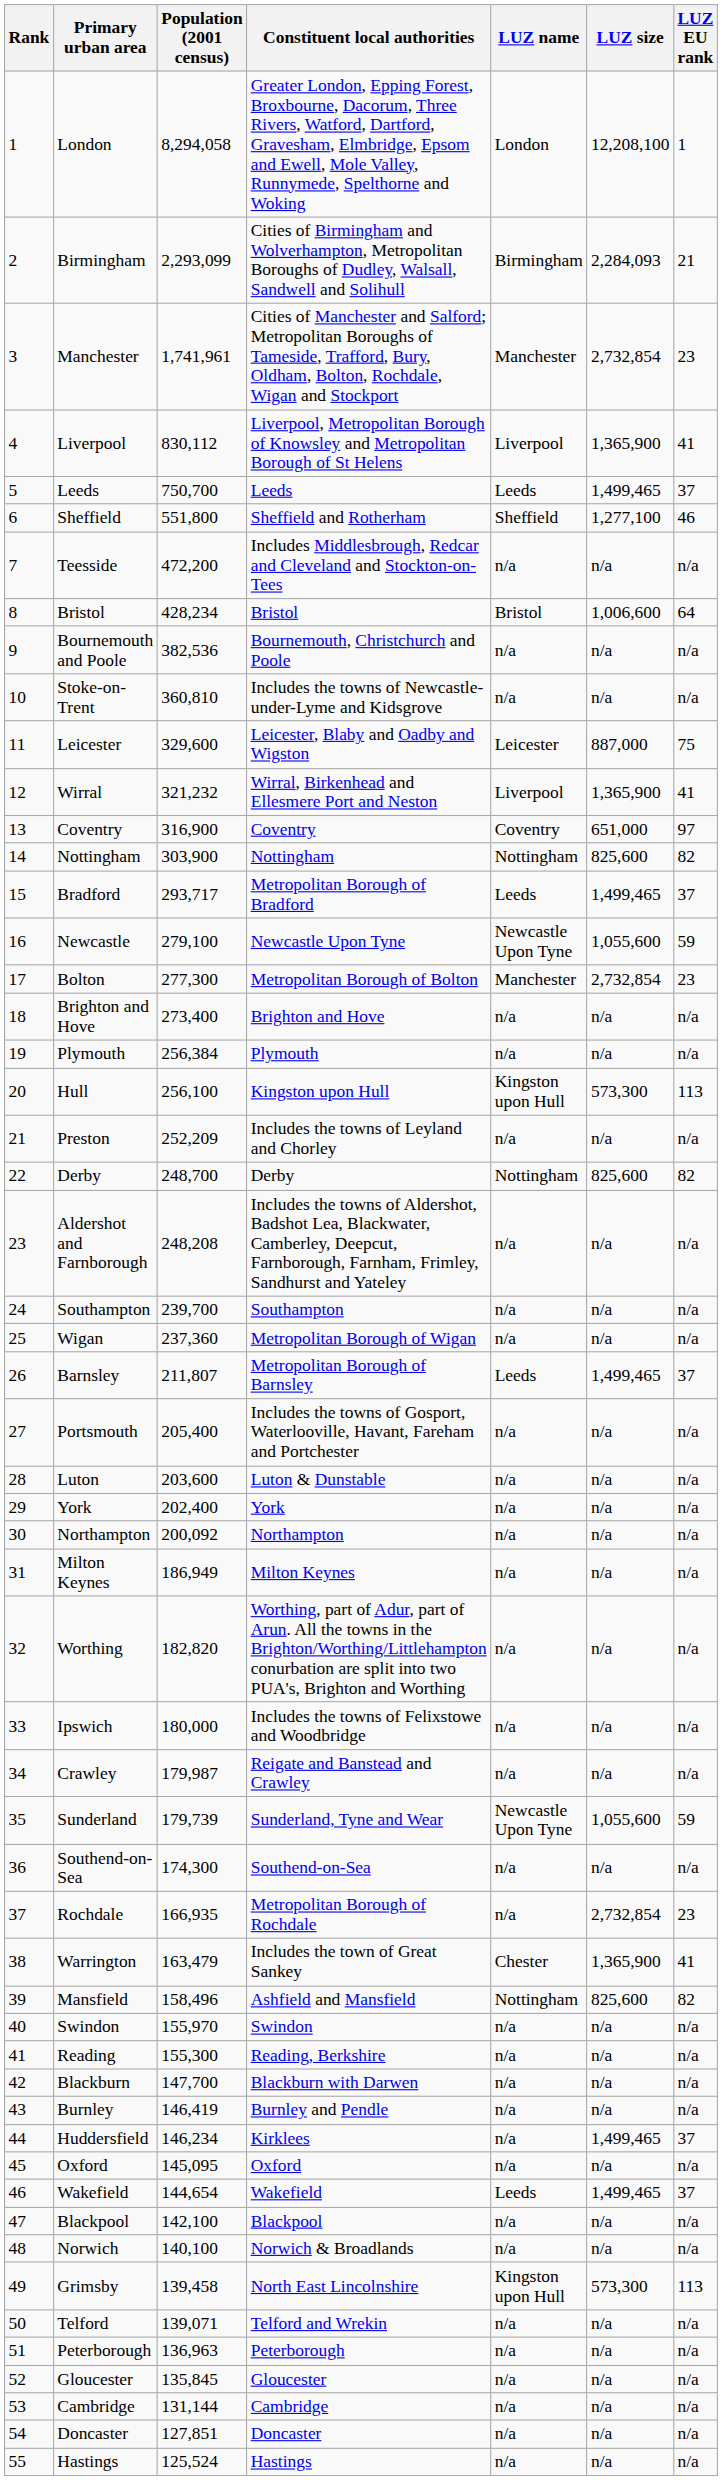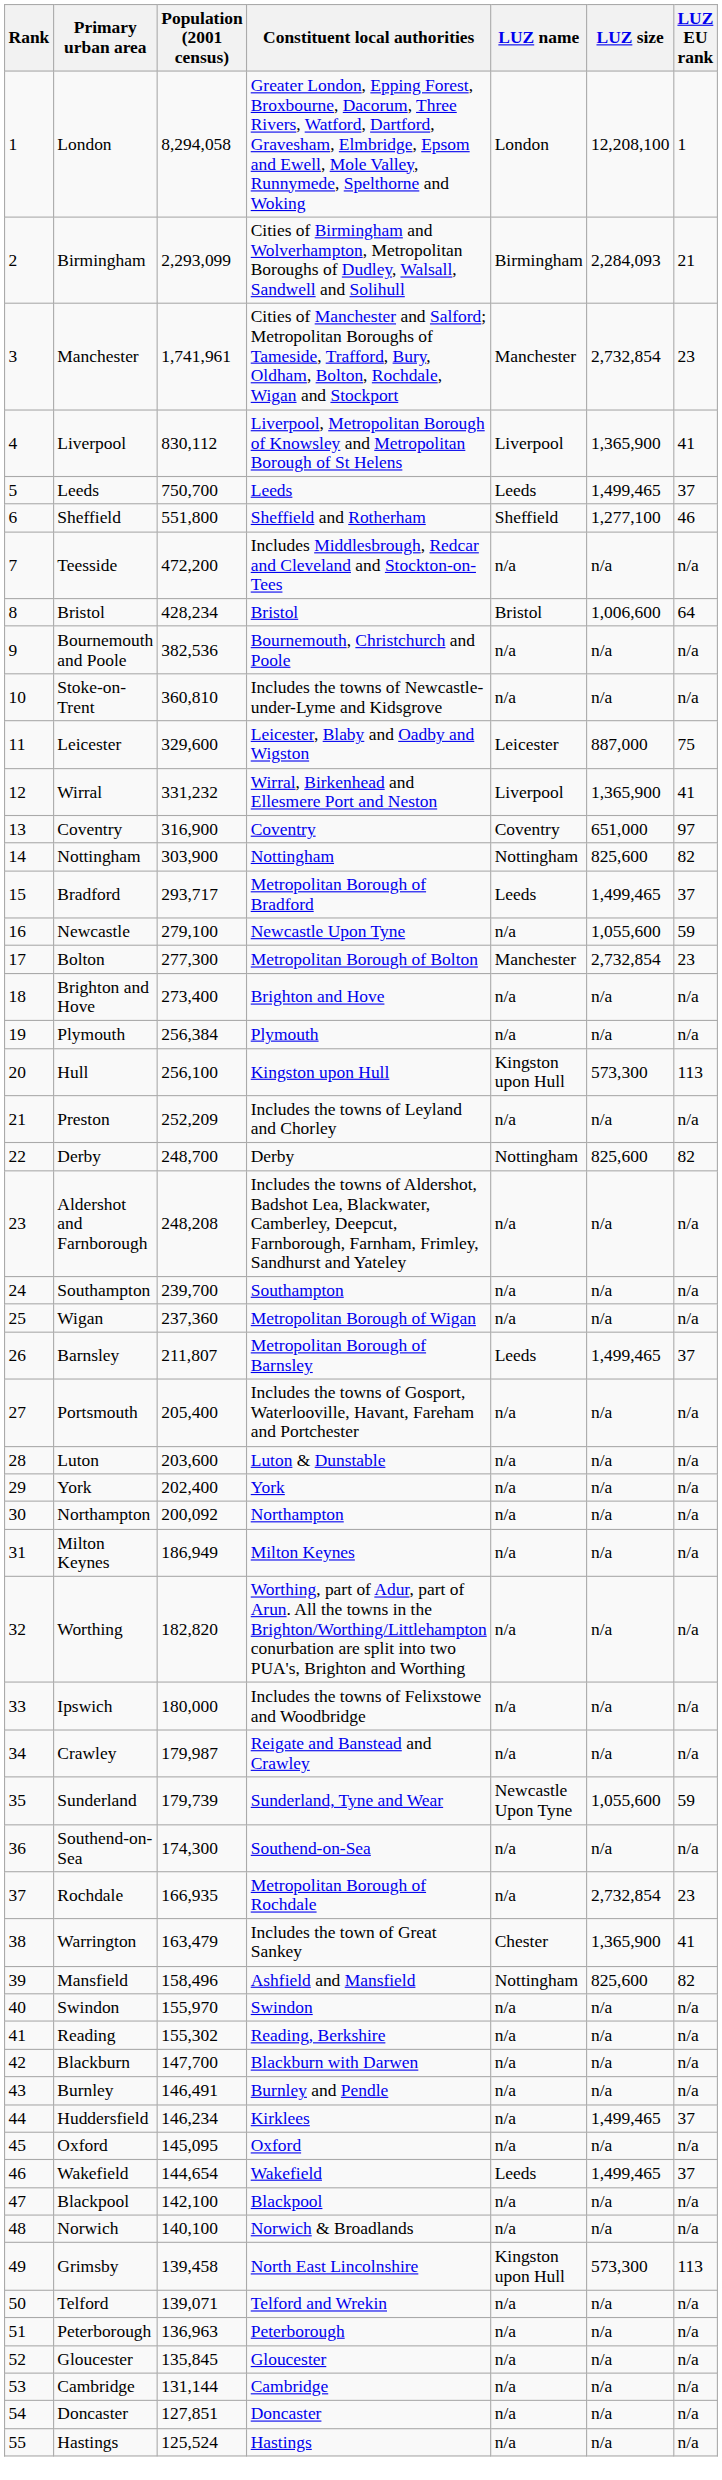(190, 791) 321,232 -> (190, 791) 331,232
(533, 941) Newcastle Upon Tyne -> (505, 931) n/a
(190, 2054) 155,300 -> (190, 2035) 155,302
(190, 2110) 146,419 -> (190, 2090) 146,491
